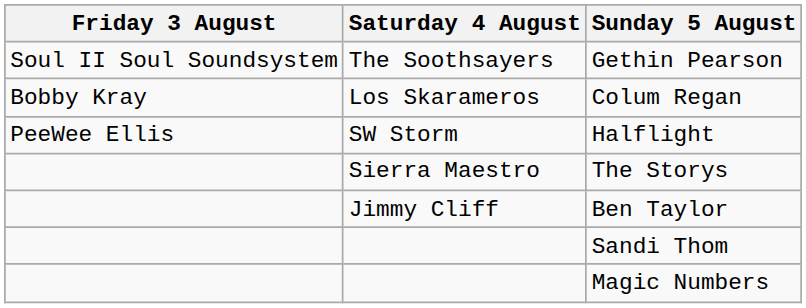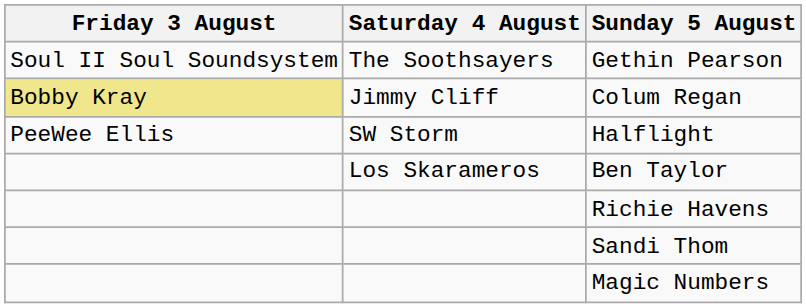(79, 98) no background -> (79, 98) khaki background
(444, 98) Los Skarameros -> (424, 98) Jimmy Cliff
- row: (660, 172)
(424, 209) Jimmy Cliff -> (444, 172) Los Skarameros
+ row: (680, 209)
